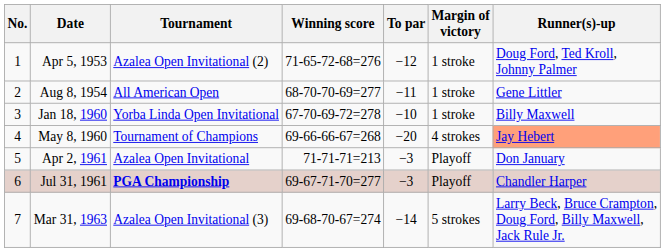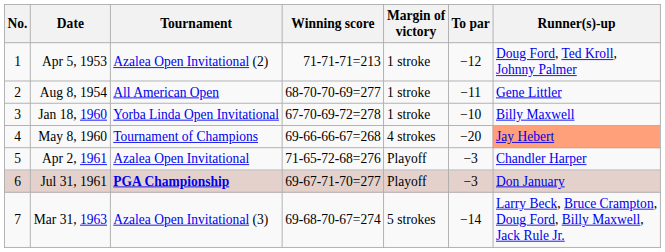columns swapped: (406, 23) <-> (461, 23)
(333, 62) 71-65-72-68=276 -> (342, 62) 71-71-71=213
(342, 159) 71-71-71=213 -> (333, 159) 71-65-72-68=276
(530, 159) Don January -> (541, 159) Chandler Harper
(541, 181) Chandler Harper -> (530, 181) Don January
